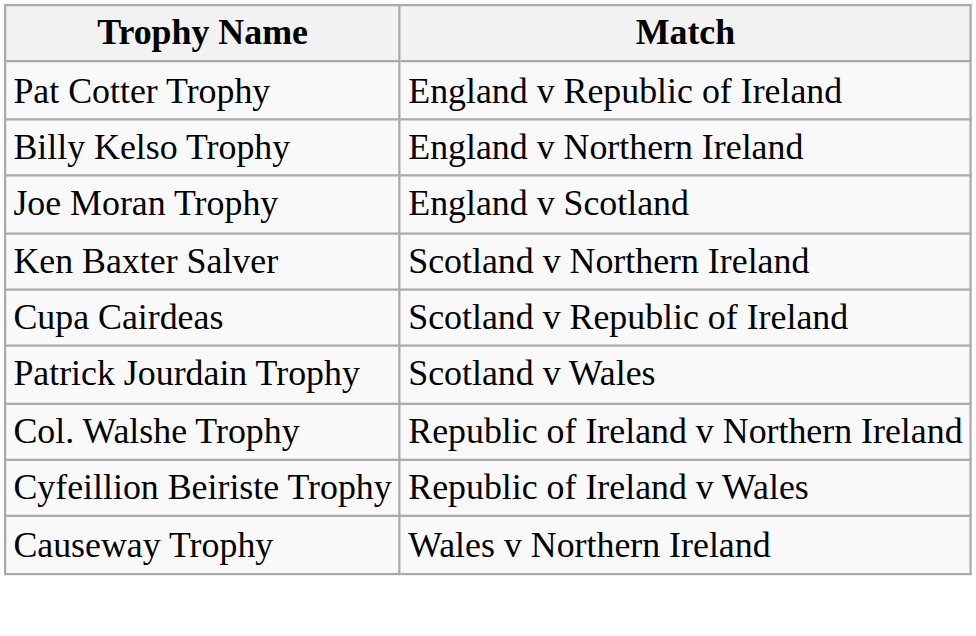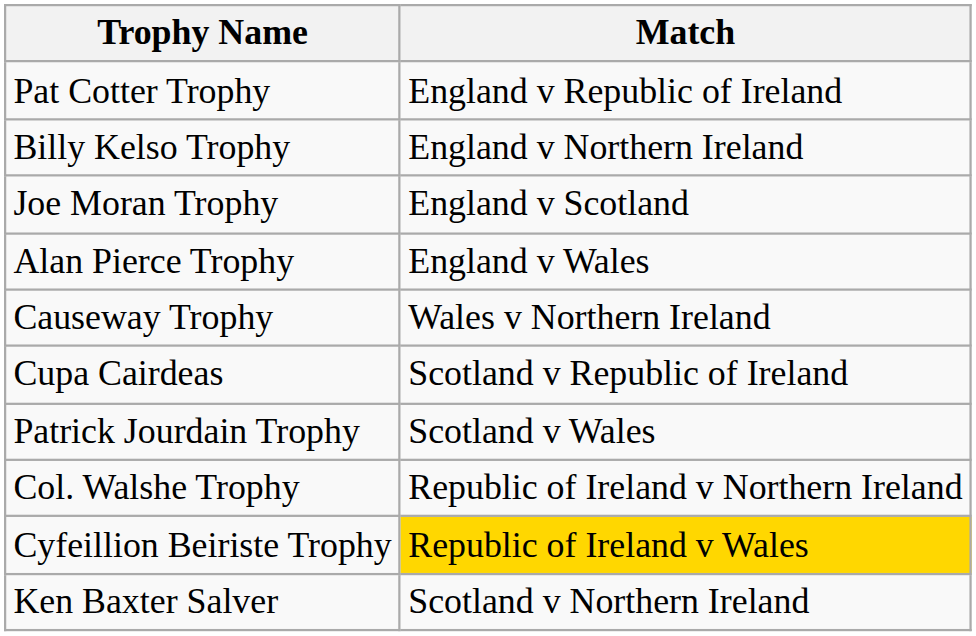+ row: (154, 260)
rows swapped: (146, 260) <-> (143, 544)
(609, 487) no background -> (609, 544) gold background
